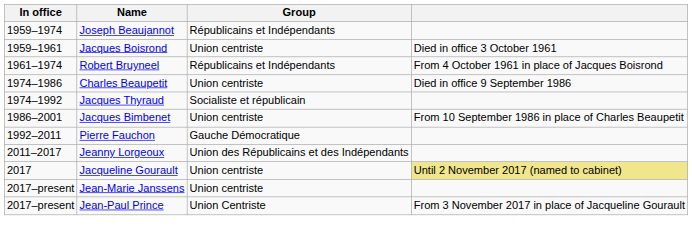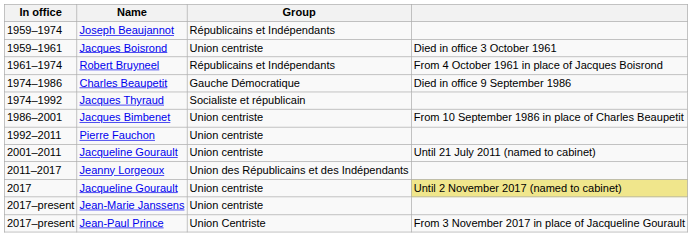(226, 83) Union centriste -> (245, 83) Gauche Démocratique
(245, 135) Gauche Démocratique -> (226, 135) Union centriste
+ row: (34, 153)
